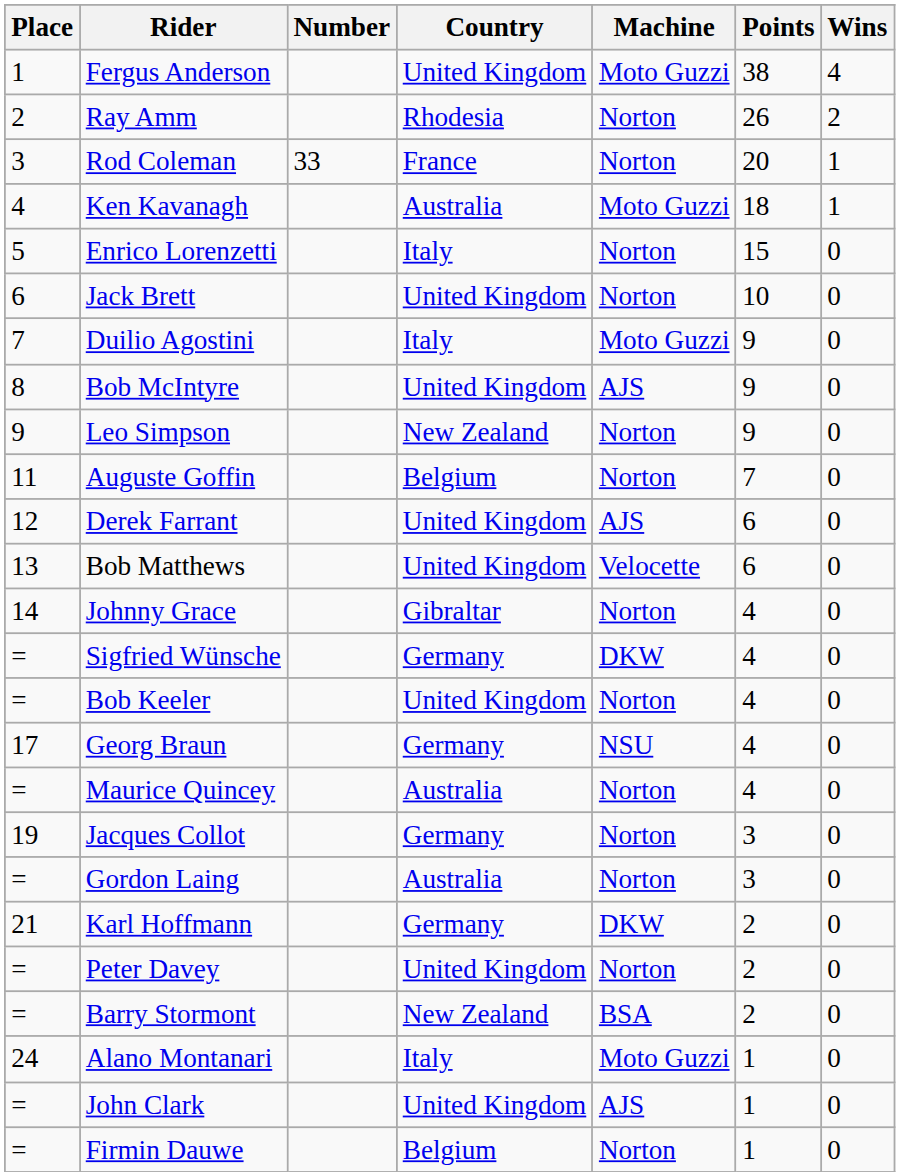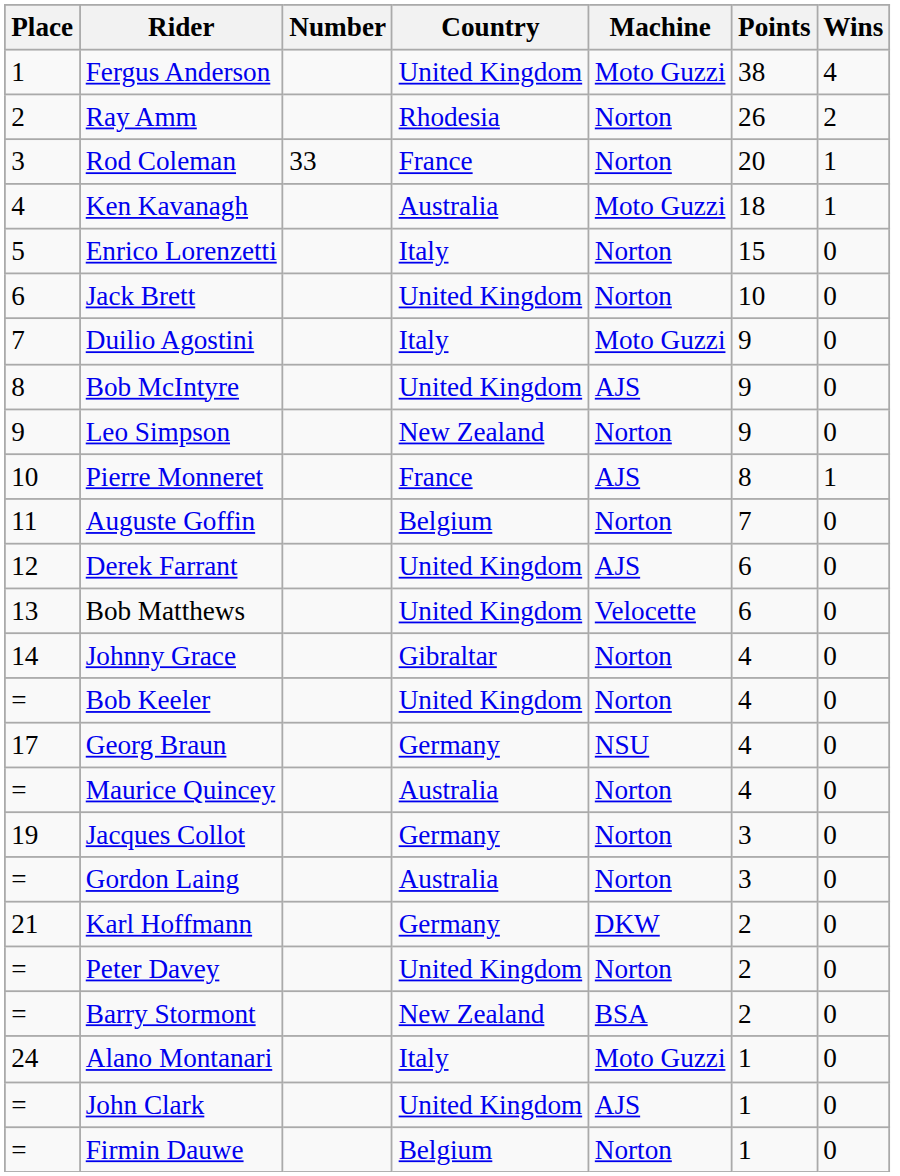+ row: (174, 475)
- row: (183, 655)
